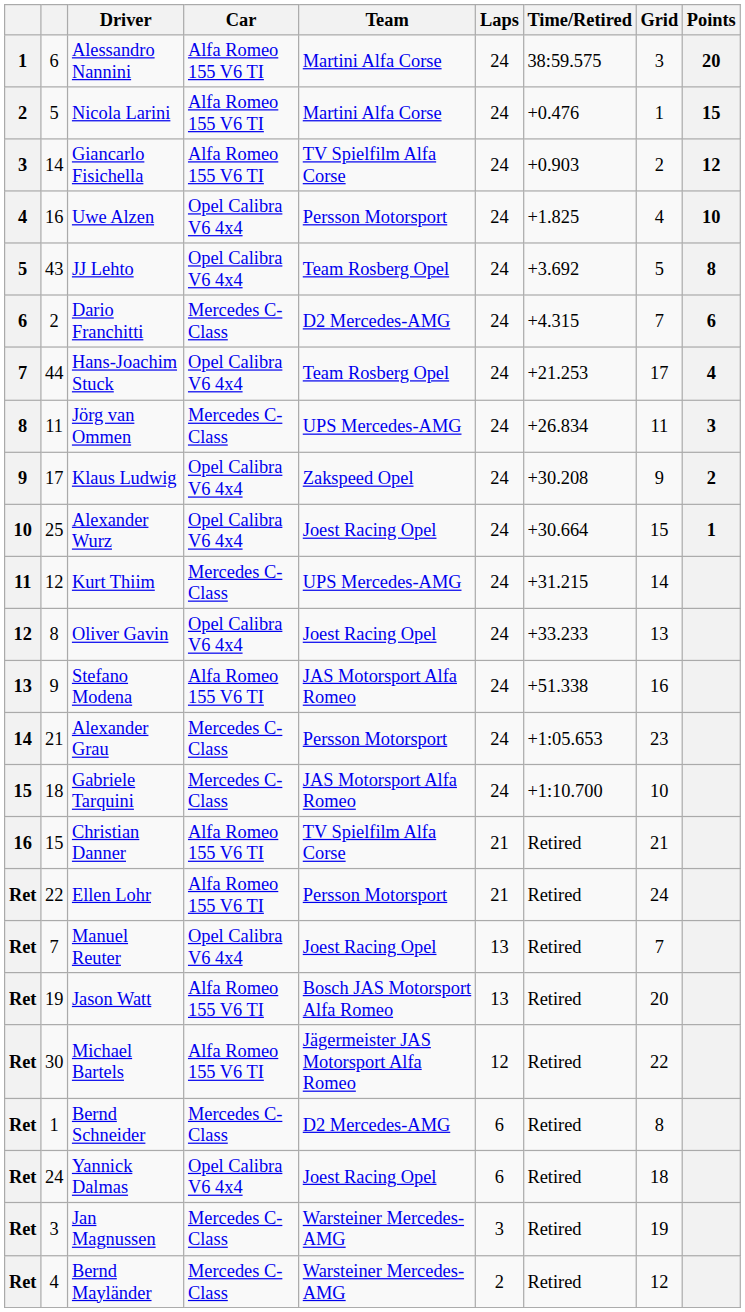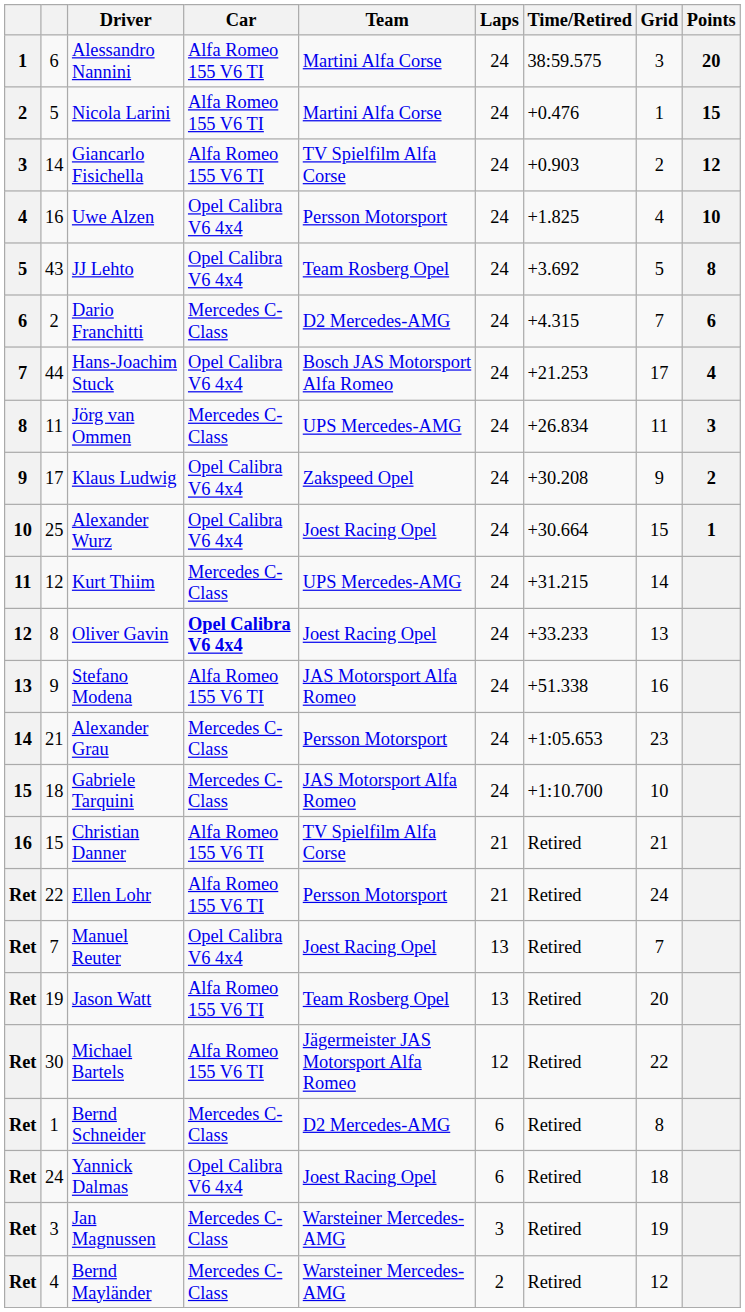(376, 373) Team Rosberg Opel -> (387, 373) Bosch JAS Motorsport Alfa Romeo
(235, 634) normal -> (239, 634) bold
(387, 998) Bosch JAS Motorsport Alfa Romeo -> (376, 998) Team Rosberg Opel
